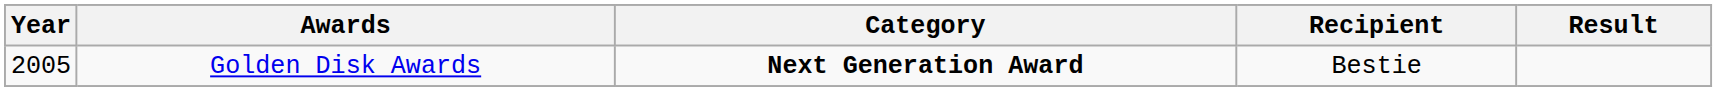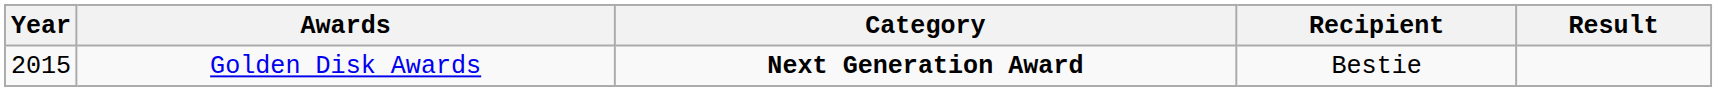(41, 66) 2005 -> (41, 66) 2015
